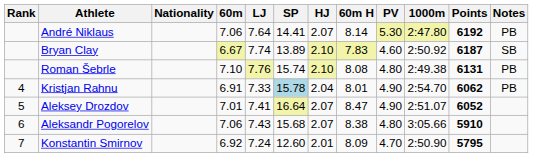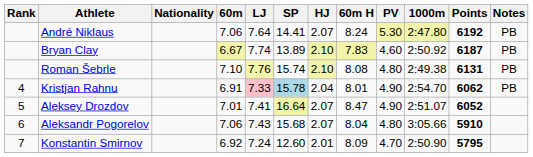(356, 32) 8.14 -> (356, 32) 8.24
(509, 50) SB -> (509, 50) PB
(259, 87) no background -> (259, 87) pink background
(356, 124) 8.38 -> (356, 124) 8.04
